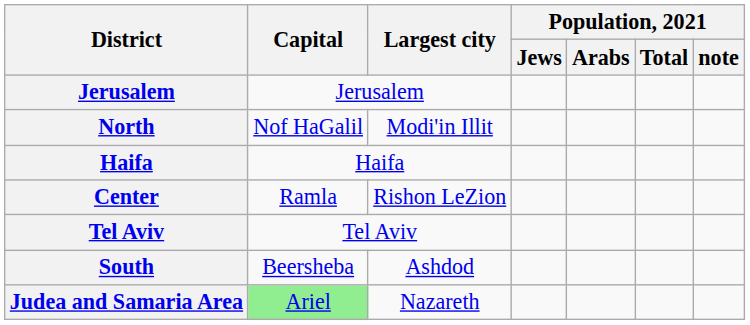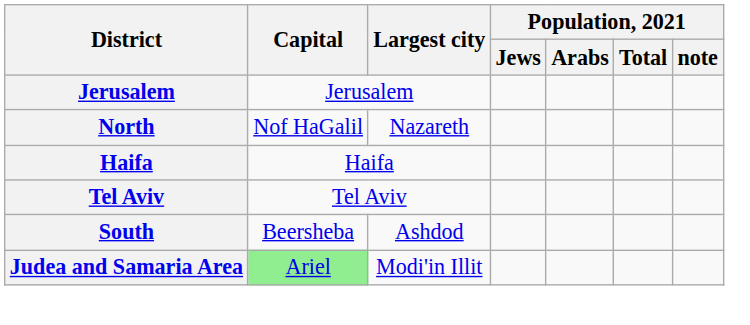(440, 127) Modi'in Illit -> (429, 127) Nazareth
- row: (126, 197)
(440, 302) Nazareth -> (429, 267) Modi'in Illit
